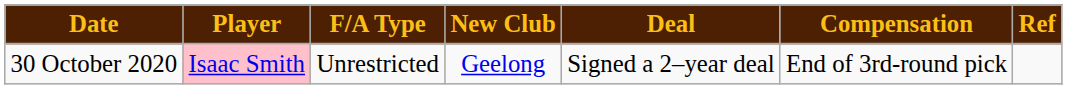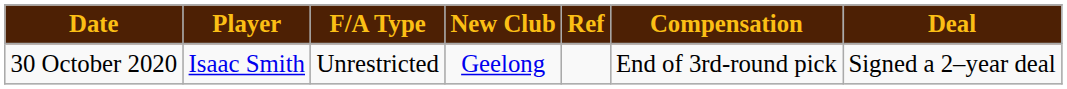columns swapped: (671, 24) <-> (1037, 24)
(247, 63) pink background -> (247, 63) no background
